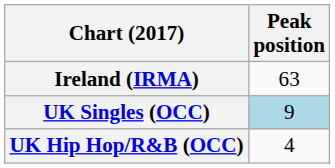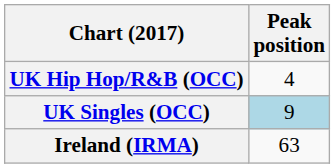rows swapped: (127, 78) <-> (127, 145)
